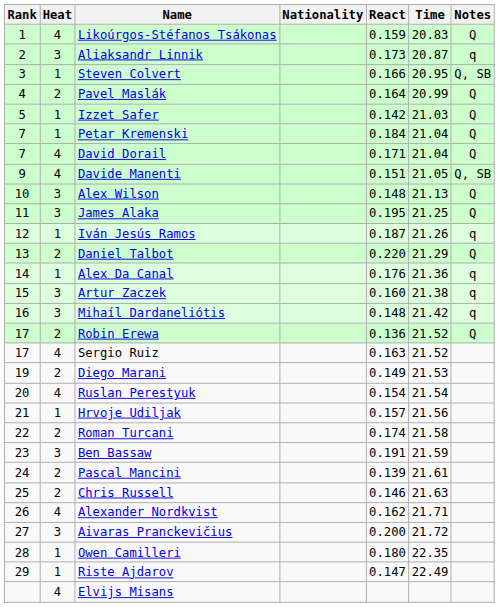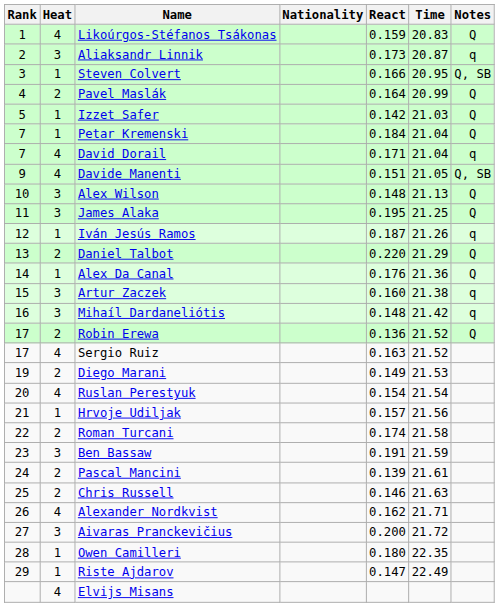(473, 154) Q -> (473, 154) q
(473, 273) q -> (473, 273) Q
